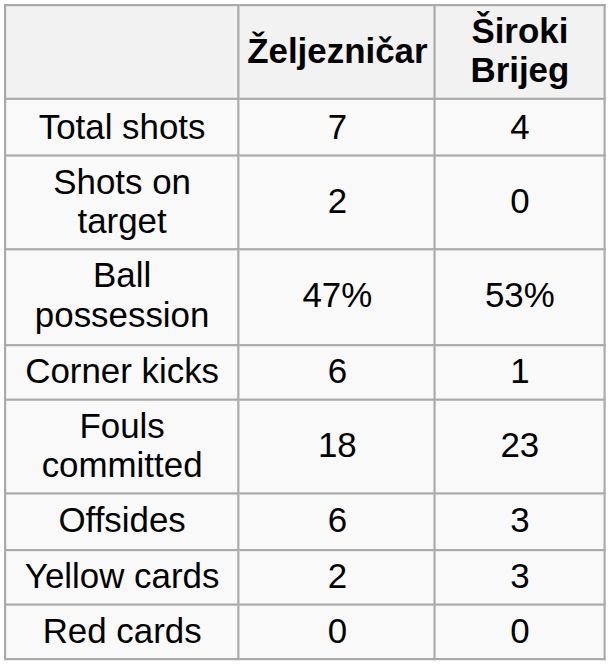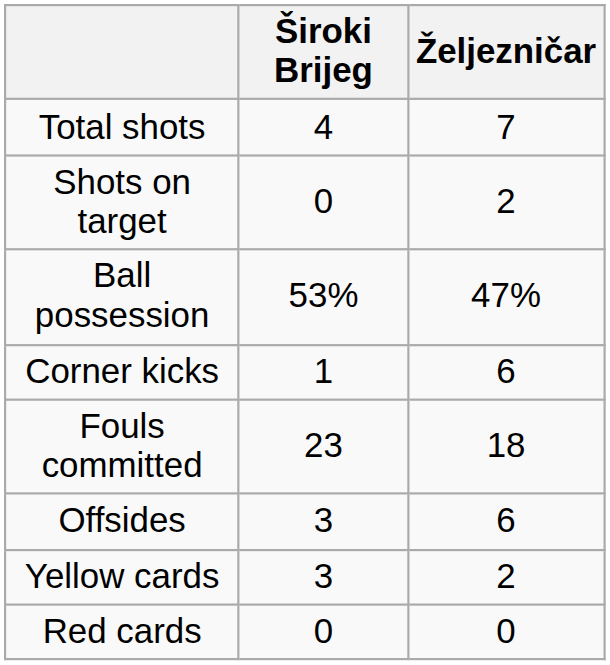columns swapped: (337, 51) <-> (520, 51)
